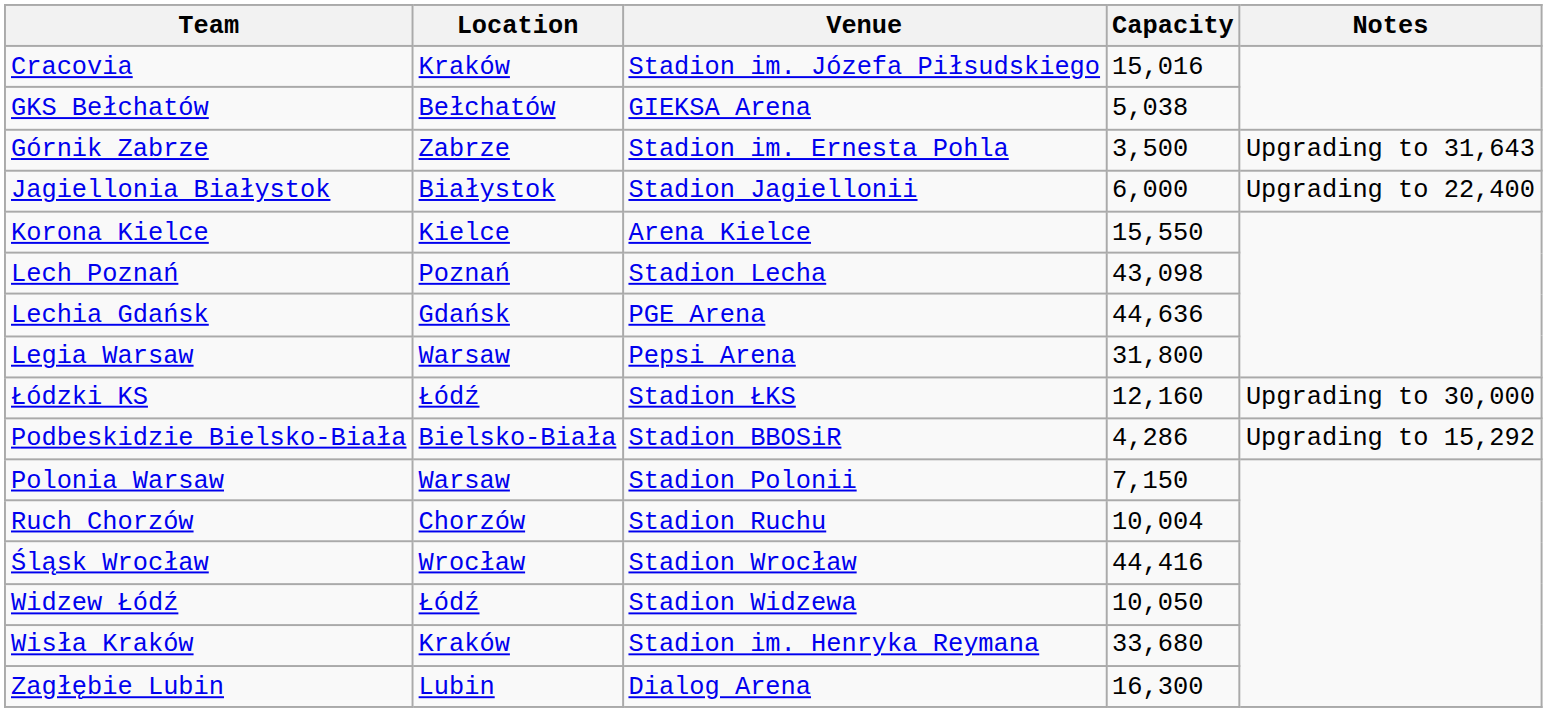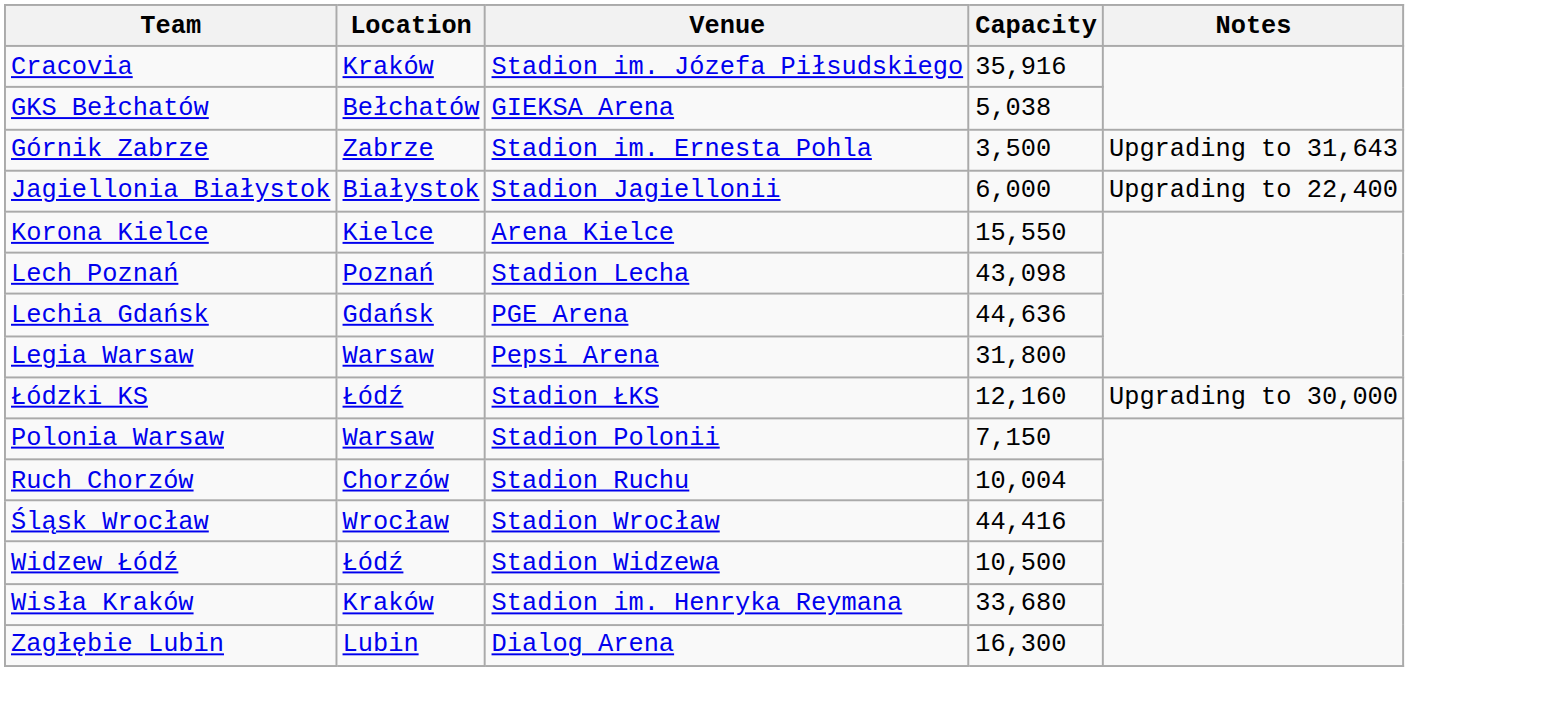(1158, 67) 15,016 -> (1021, 67) 35,916
- row: (209, 439)
(1158, 604) 10,050 -> (1021, 563) 10,500
